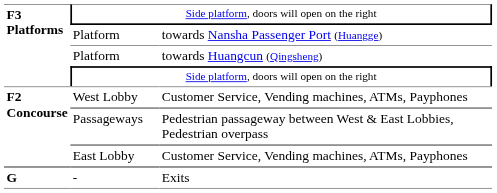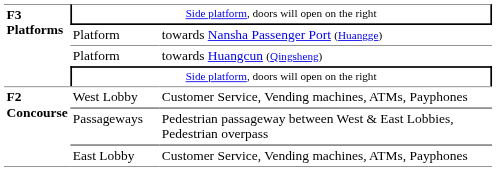- row: (75, 177)
